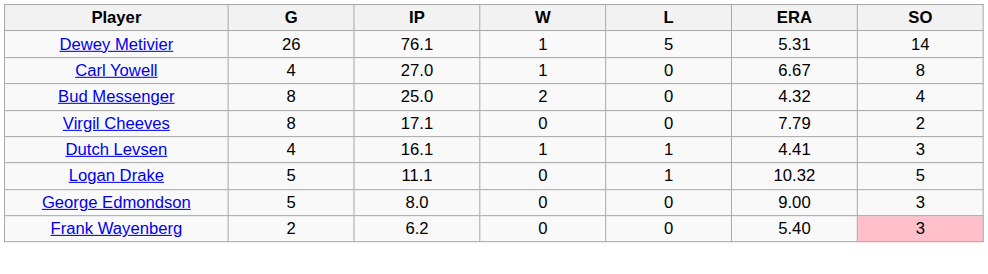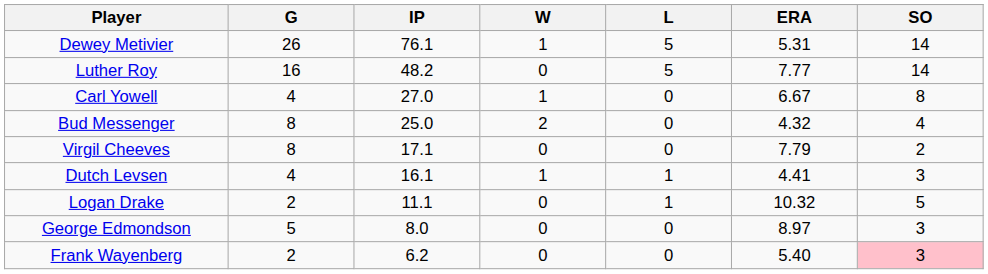+ row: (116, 70)
(291, 176) 5 -> (291, 202) 2
(794, 202) 9.00 -> (794, 228) 8.97
